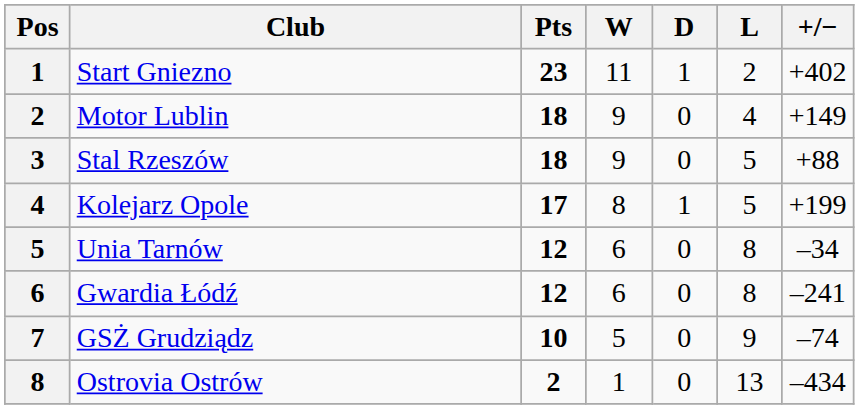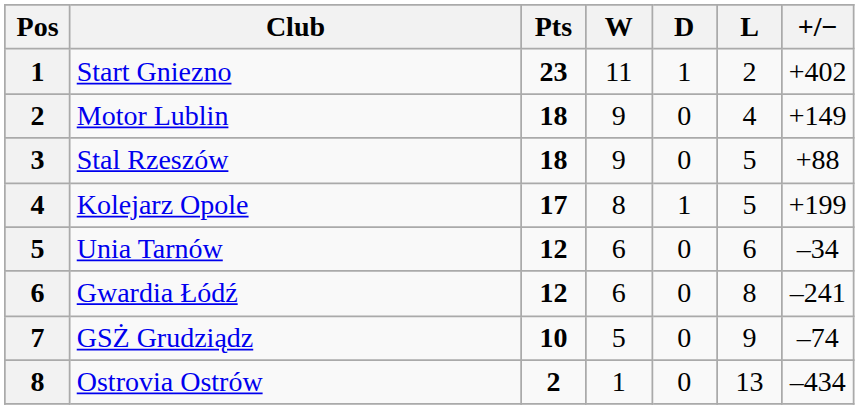(750, 248) 8 -> (750, 248) 6
